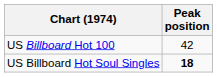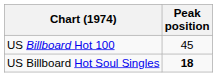(187, 44) 42 -> (187, 44) 45
